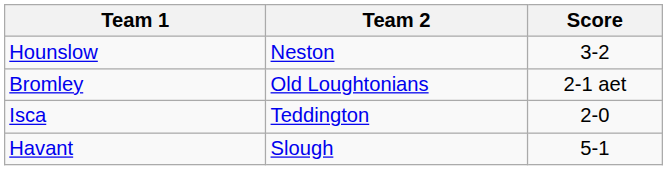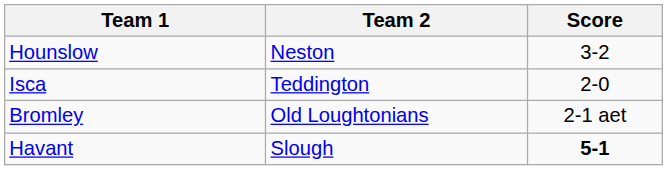rows swapped: (46, 84) <-> (28, 116)
(595, 148) normal -> (595, 148) bold
